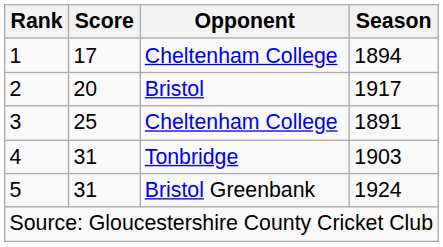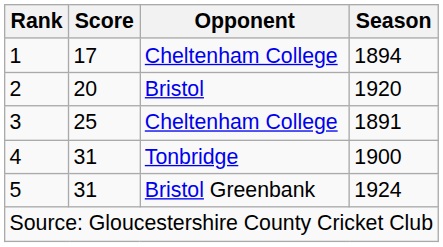(378, 88) 1917 -> (378, 88) 1920
(378, 156) 1903 -> (378, 156) 1900
